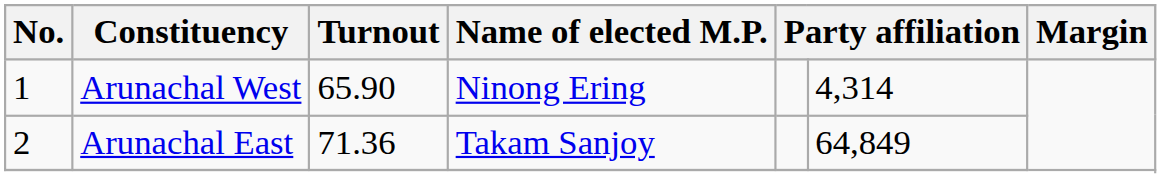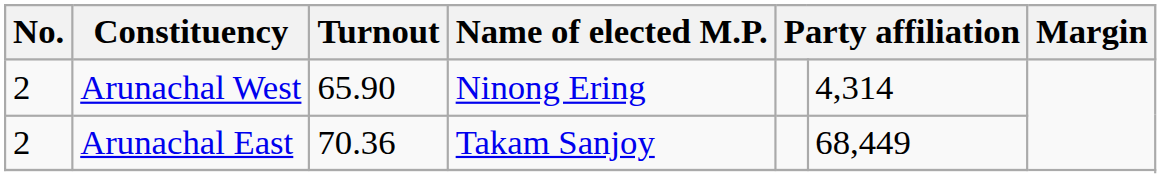(22, 87) 1 -> (22, 87) 2
(356, 142) 71.36 -> (356, 142) 70.36
(863, 142) 64,849 -> (863, 142) 68,449
